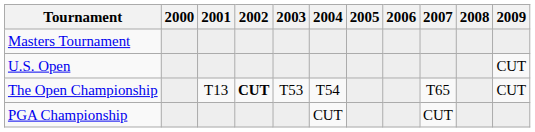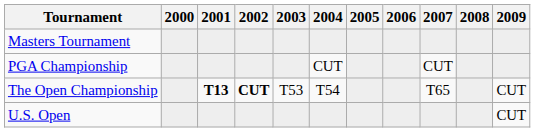rows swapped: (39, 66) <-> (68, 115)
(216, 90) normal -> (216, 90) bold
